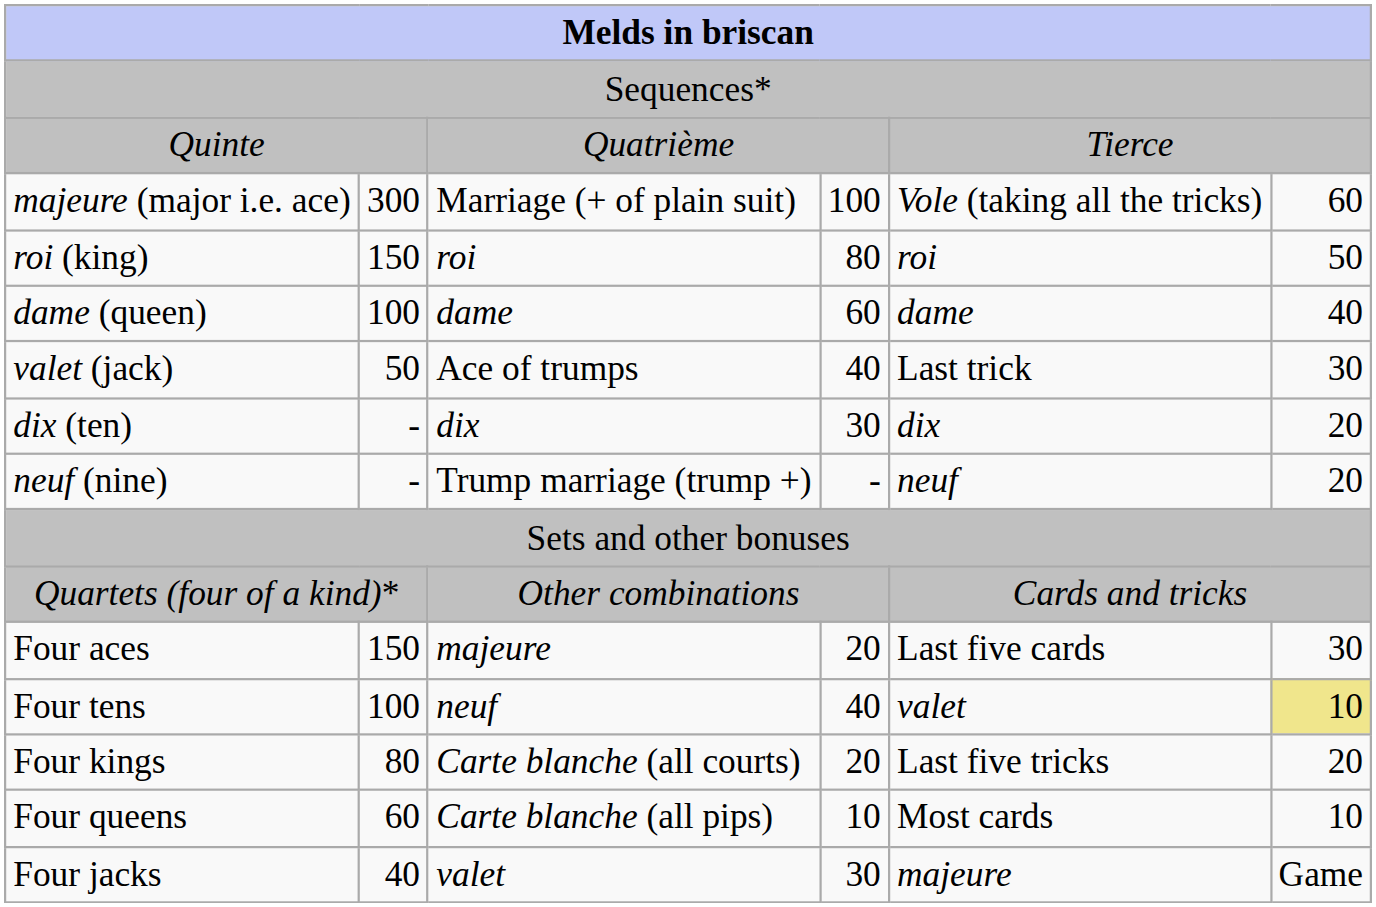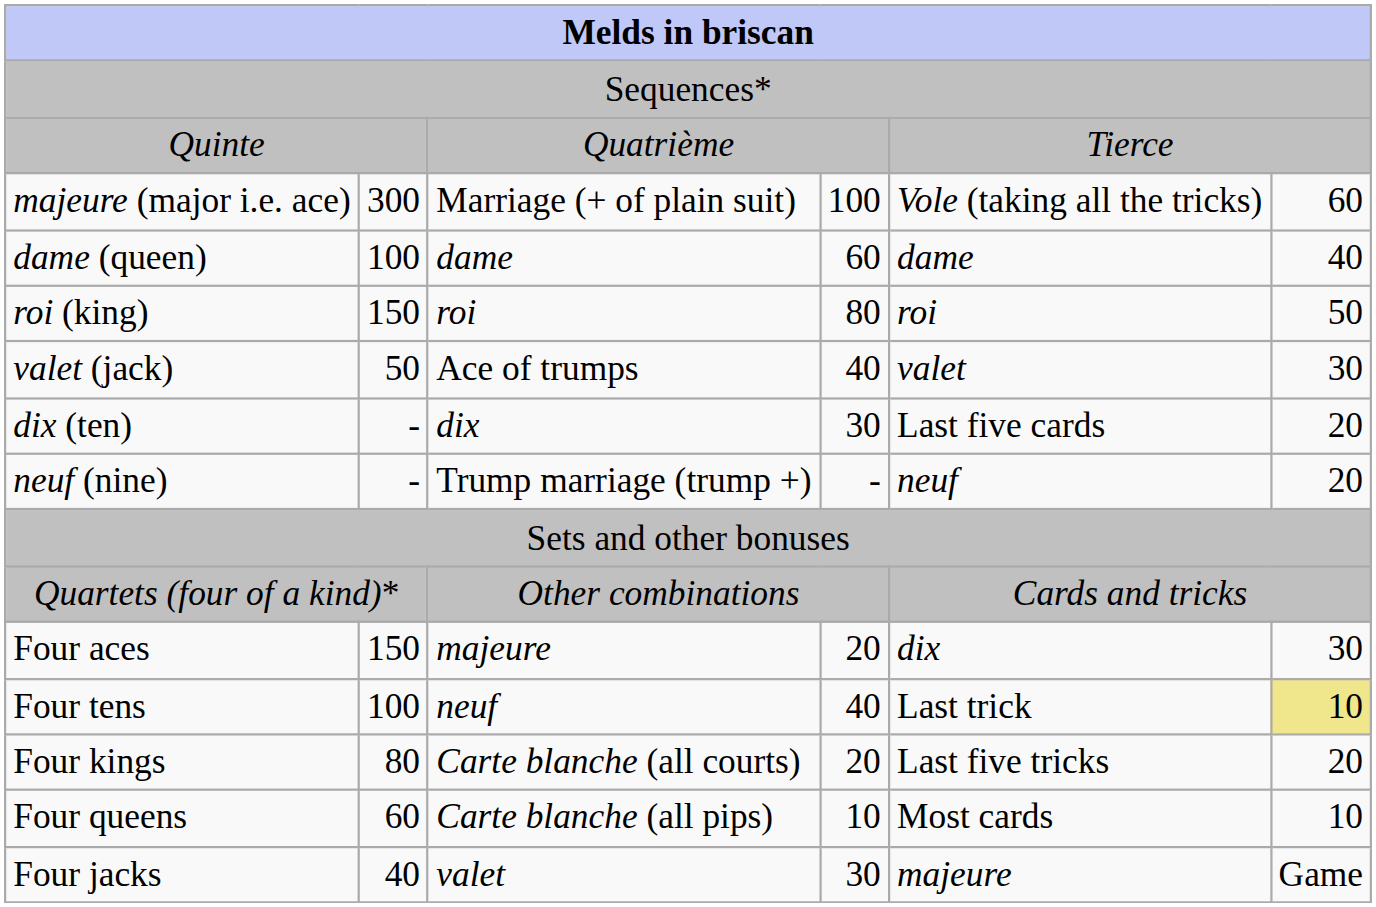rows swapped: (81, 256) <-> (110, 312)
(964, 369) Last trick -> (931, 369) valet
(919, 425) dix -> (1001, 425) Last five cards
(1001, 649) Last five cards -> (919, 649) dix
(931, 705) valet -> (964, 705) Last trick
